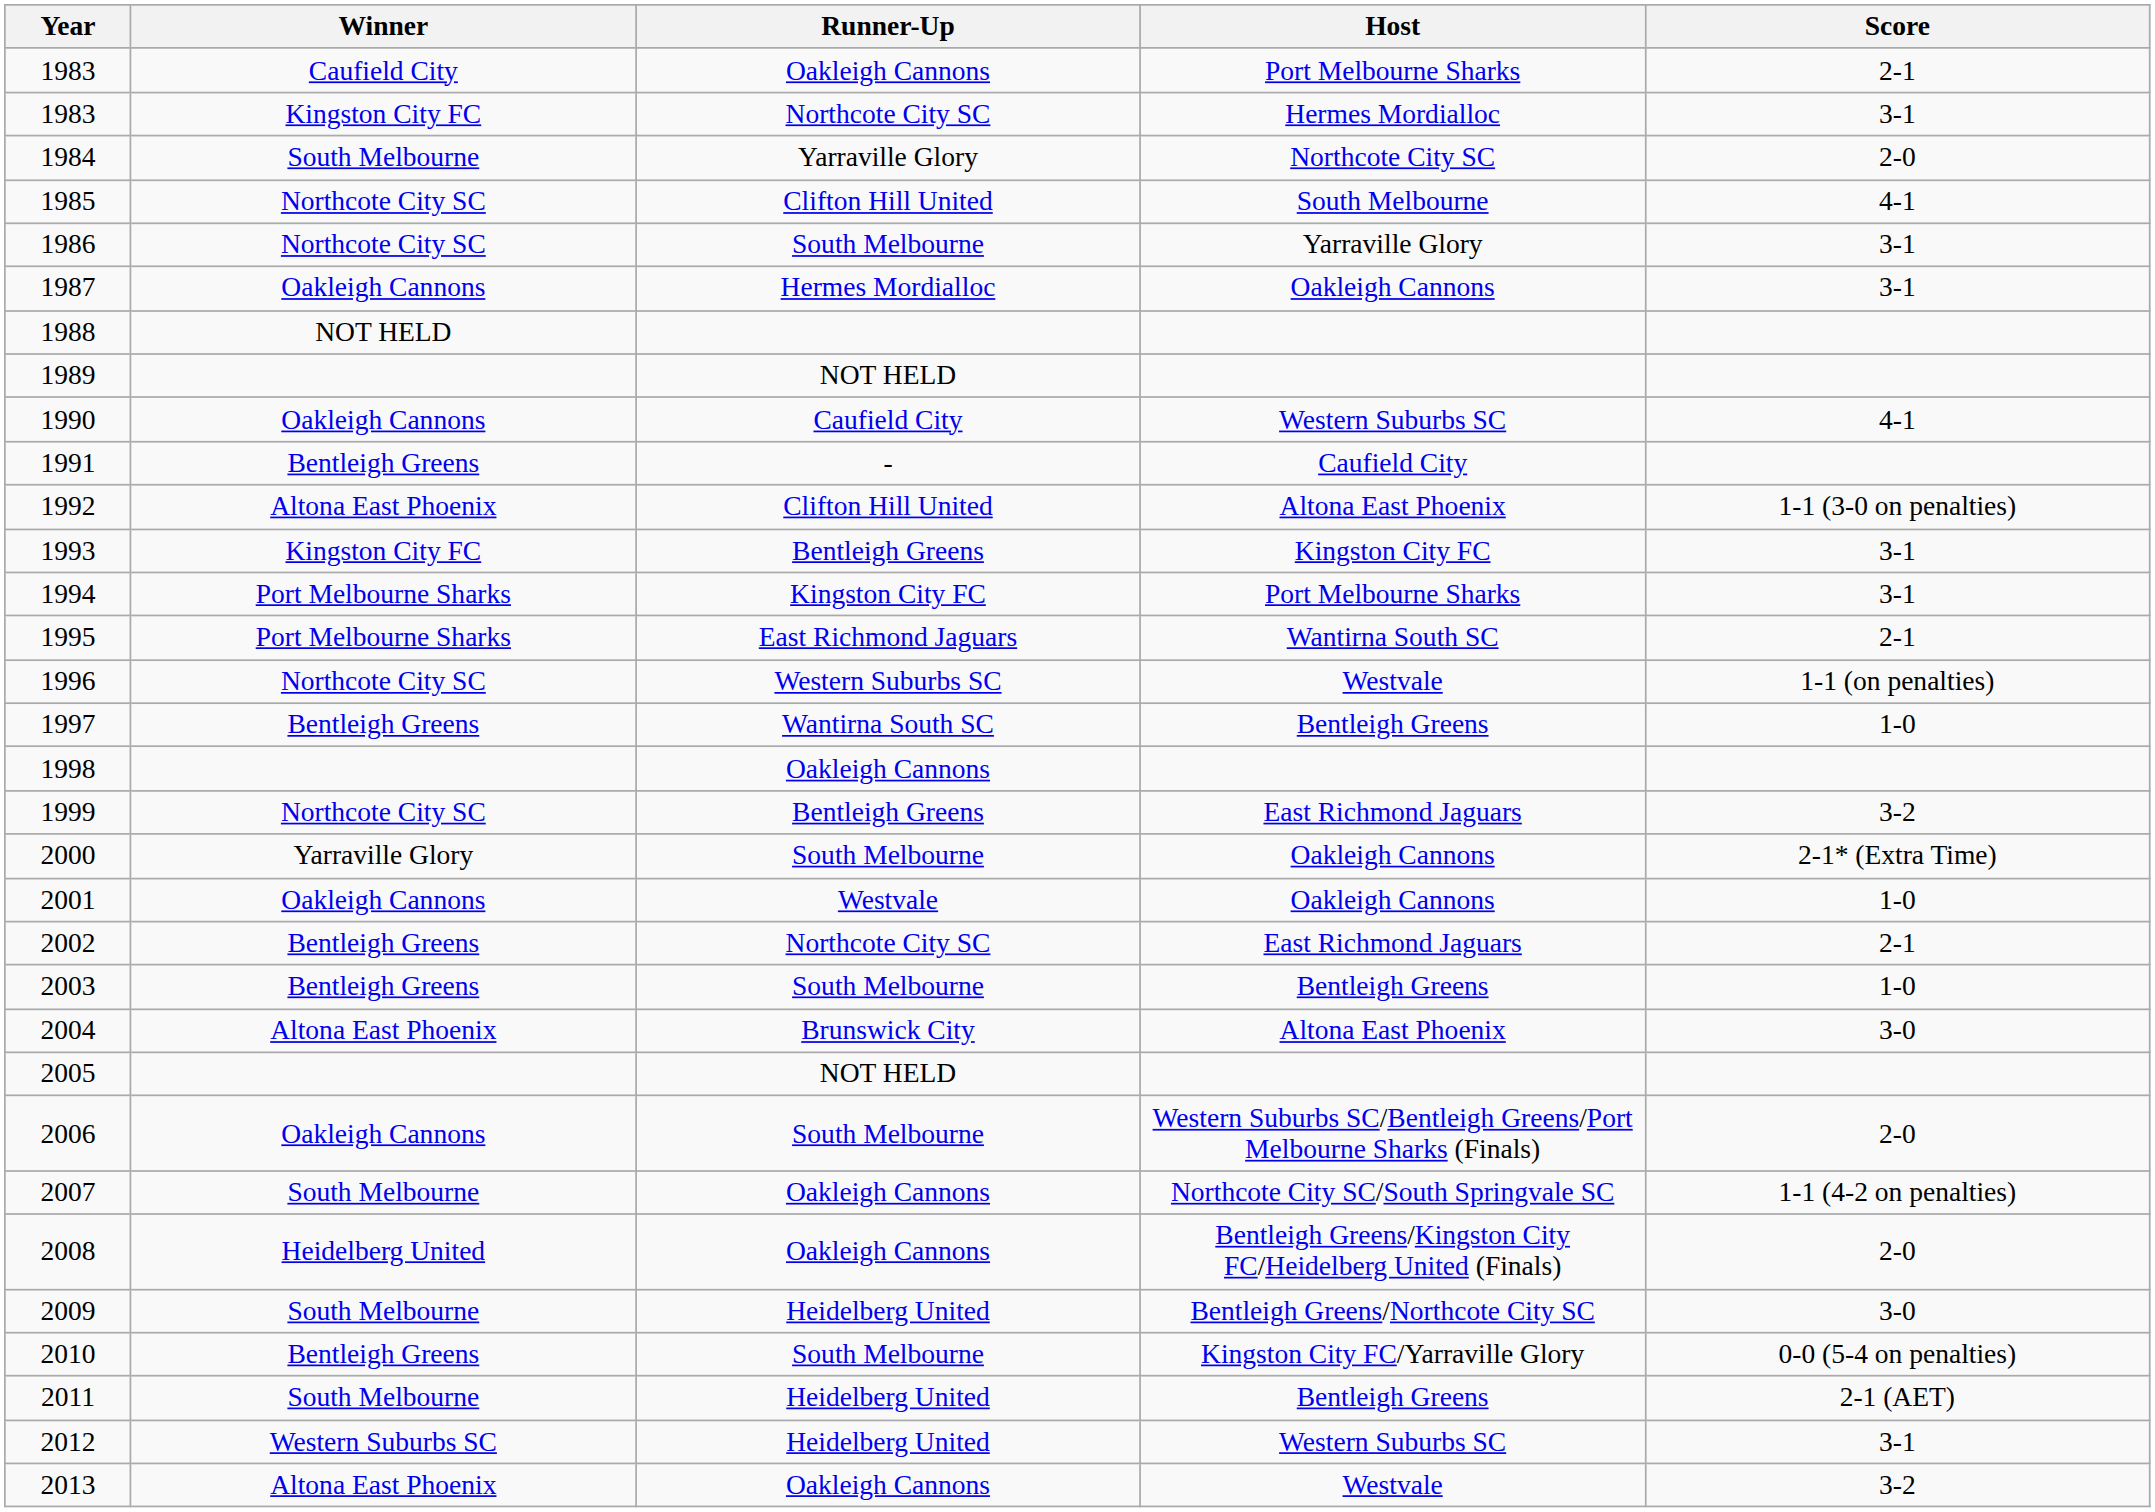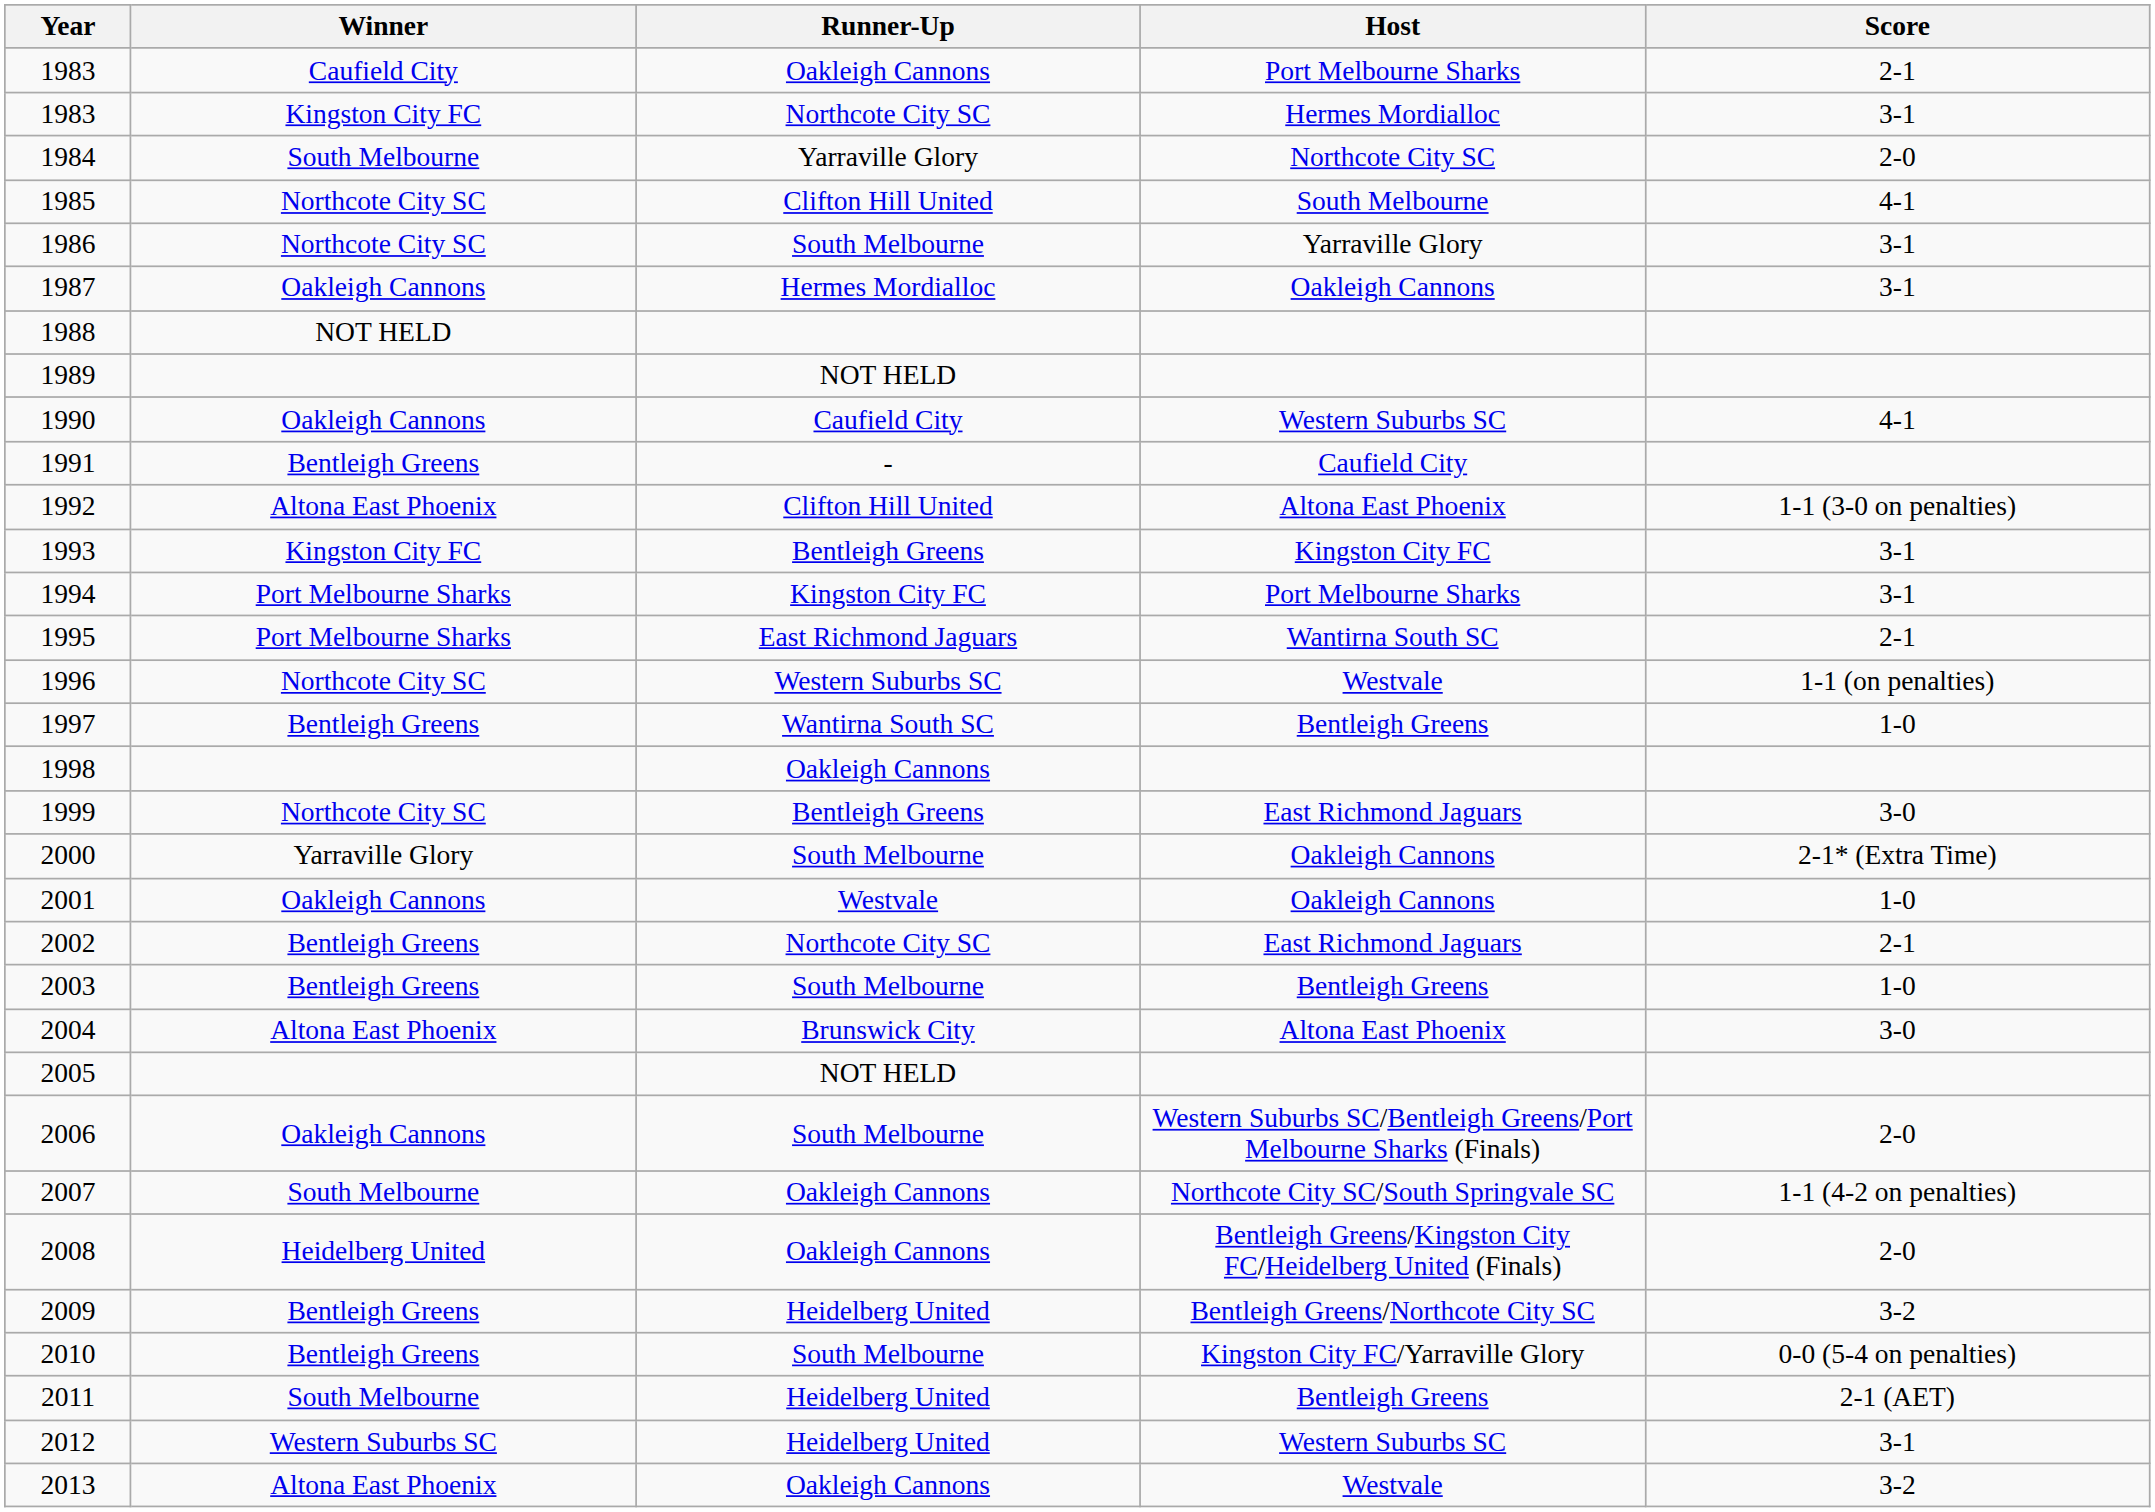(1897, 811) 3-2 -> (1897, 811) 3-0
(383, 1310) South Melbourne -> (383, 1310) Bentleigh Greens
(1897, 1310) 3-0 -> (1897, 1310) 3-2
